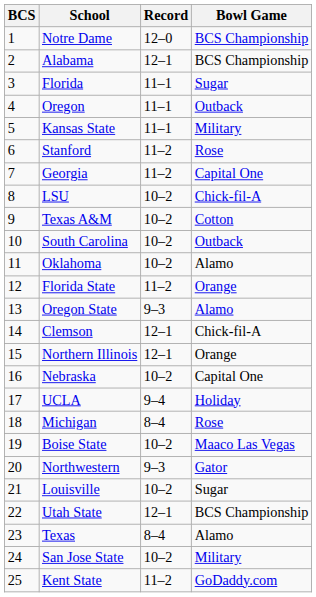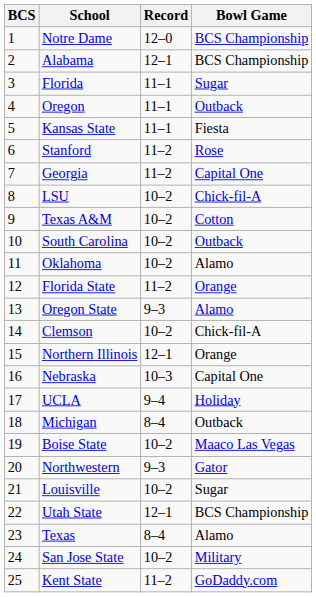(218, 128) Military -> (212, 128) Fiesta
(158, 331) 12–1 -> (158, 331) 10–2
(158, 377) 10–2 -> (158, 377) 10–3
(209, 422) Rose -> (219, 422) Outback
